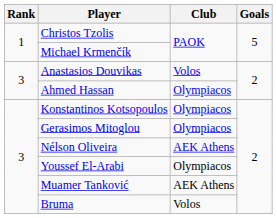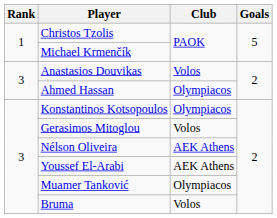(202, 128) Olympiacos -> (187, 128) Volos
(202, 166) Olympiacos -> (204, 166) AEK Athens
(204, 185) AEK Athens -> (202, 185) Olympiacos
